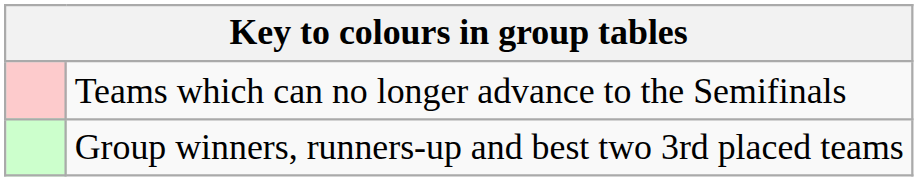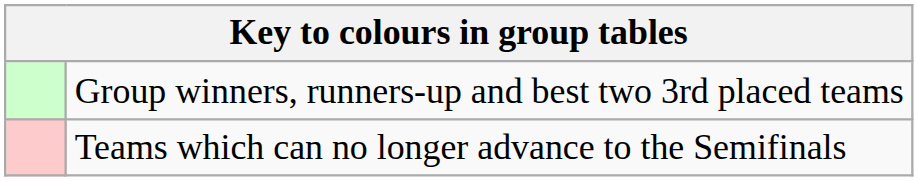rows swapped: (489, 146) <-> (461, 89)
